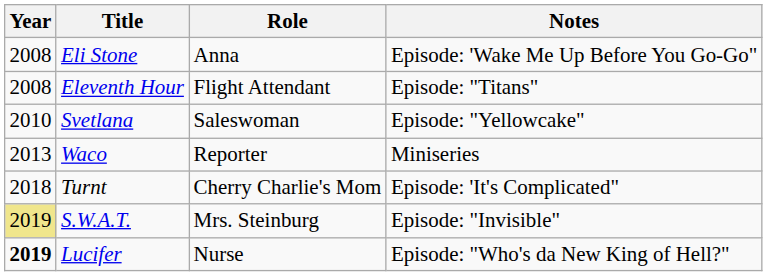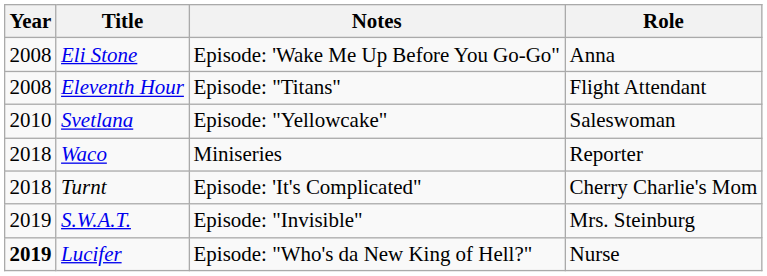columns swapped: (287, 21) <-> (574, 21)
(30, 154) 2013 -> (30, 154) 2018
(30, 220) khaki background -> (30, 220) no background
